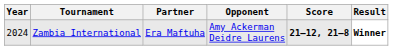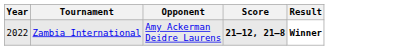- column: (175, 12)
(17, 32) 2024 -> (17, 32) 2022
